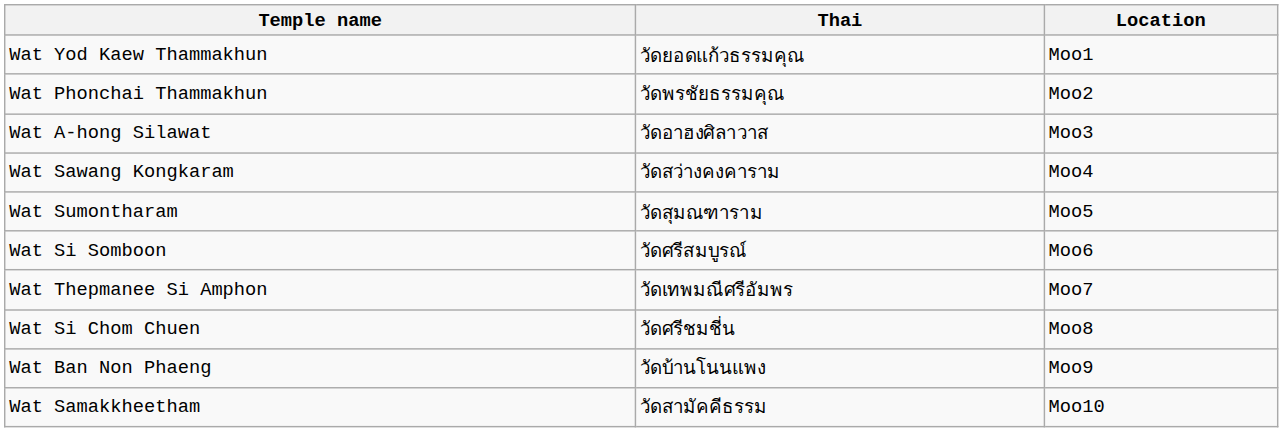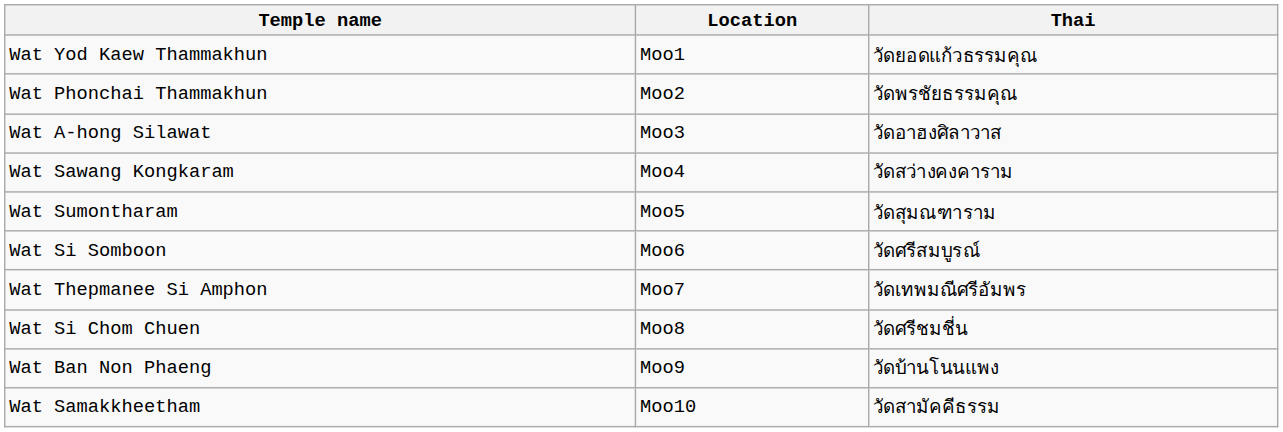columns swapped: (840, 20) <-> (1161, 20)
